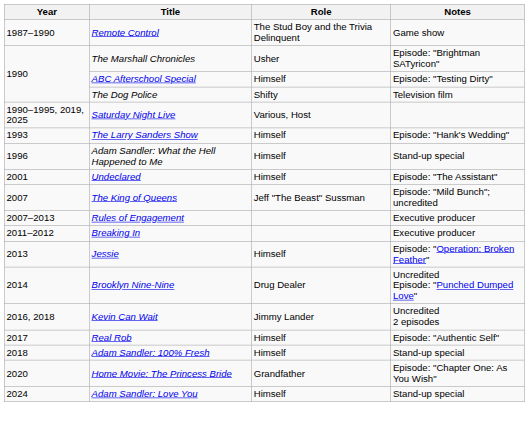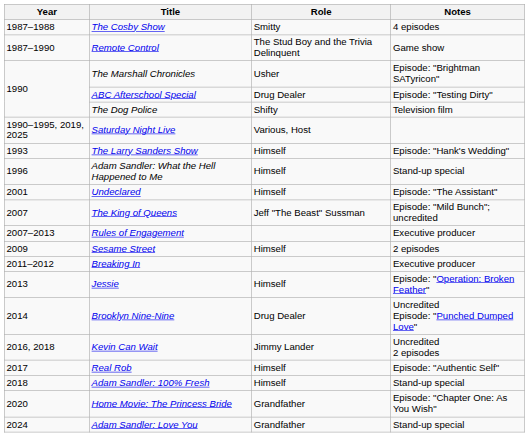+ row: (128, 27)
(270, 79) Himself -> (280, 94) Drug Dealer
+ row: (123, 248)
(270, 394) Himself -> (279, 424) Grandfather
